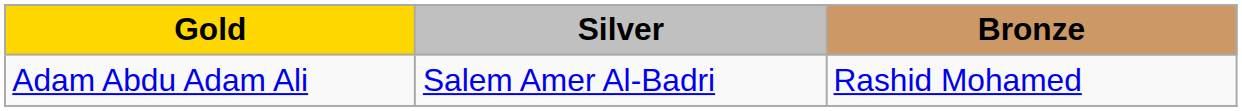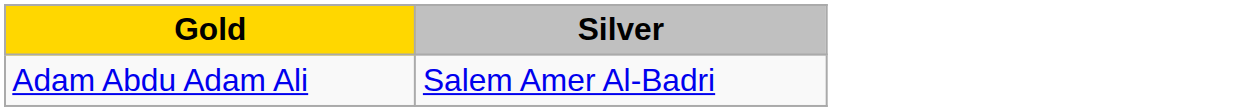- column: (1031, 29)
